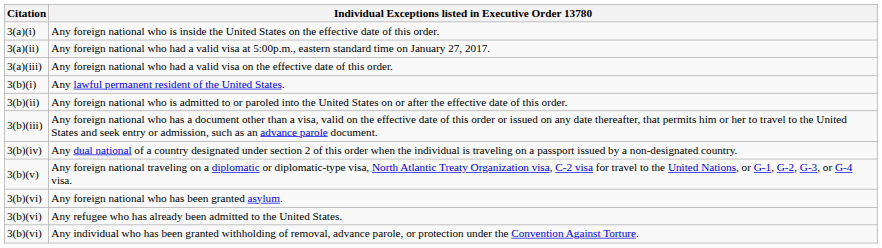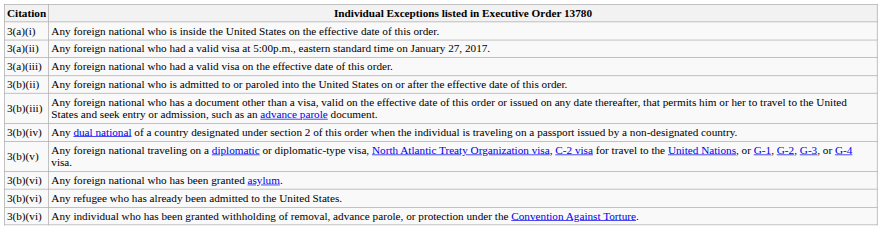- row: (168, 84)
